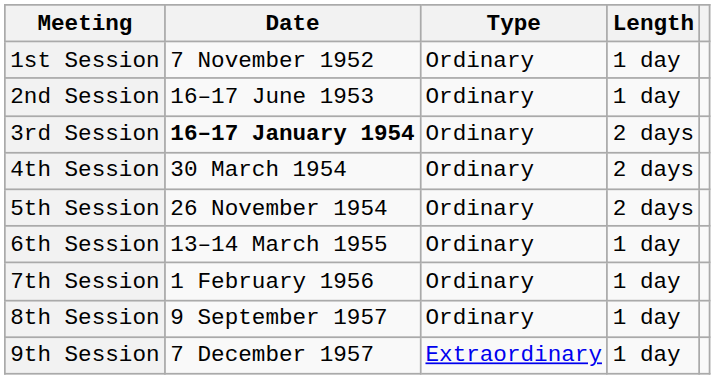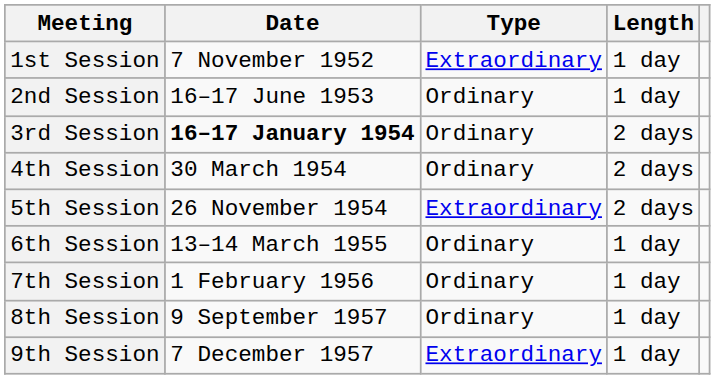(480, 60) Ordinary -> (514, 60) Extraordinary
(480, 208) Ordinary -> (514, 208) Extraordinary
